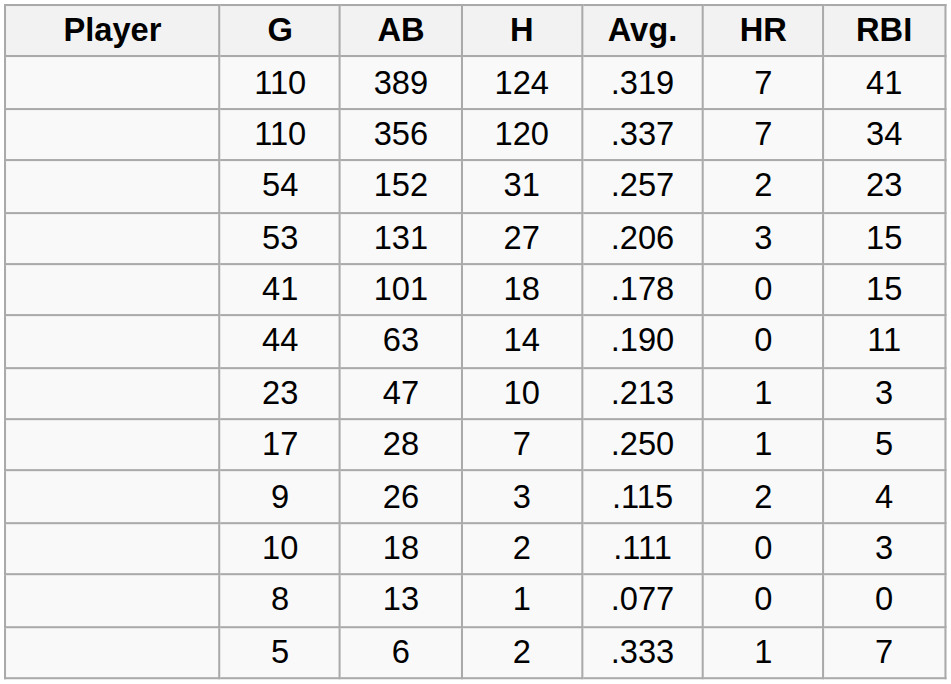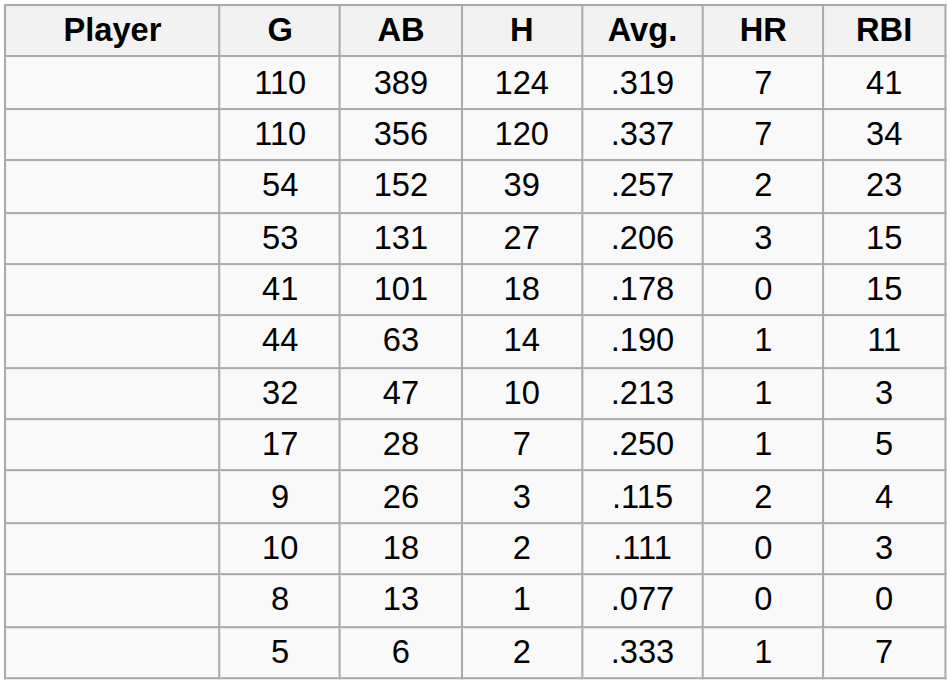(522, 185) 31 -> (522, 185) 39
(763, 340) 0 -> (763, 340) 1
(280, 392) 23 -> (280, 392) 32
